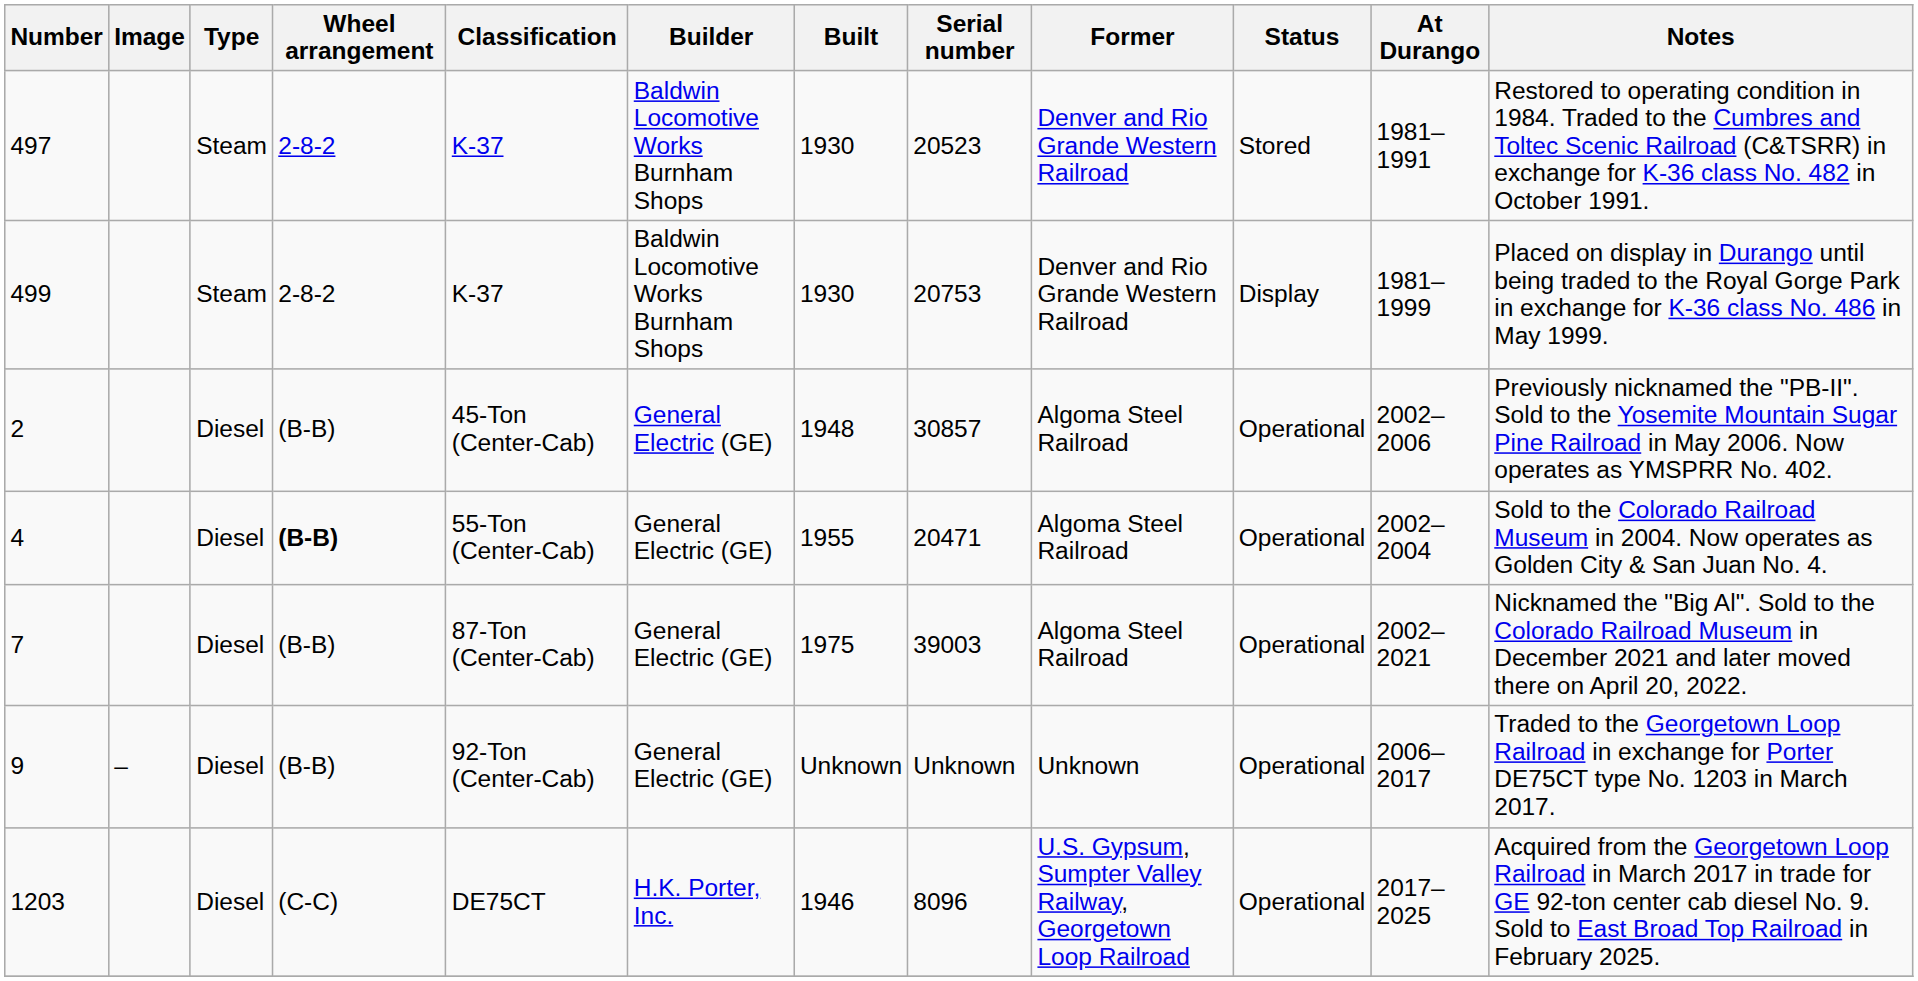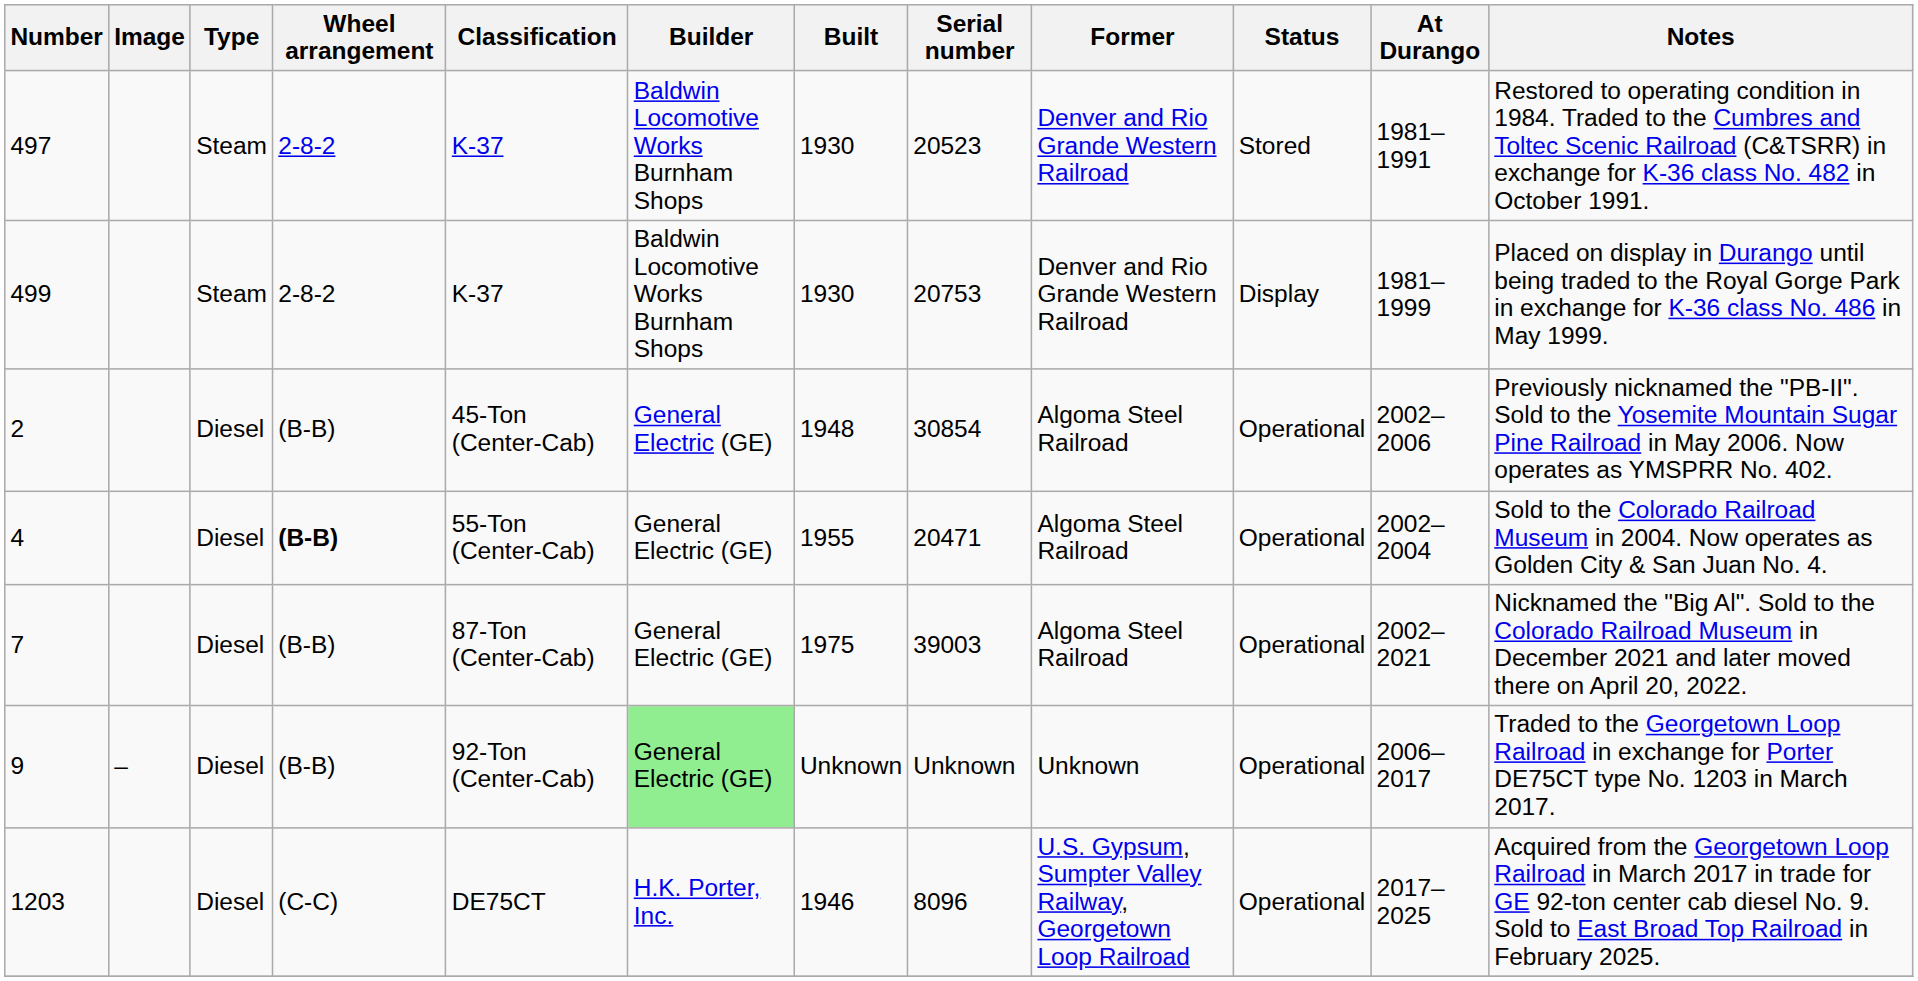(947, 429) 30857 -> (947, 429) 30854
(703, 766) no background -> (703, 766) lightgreen background
